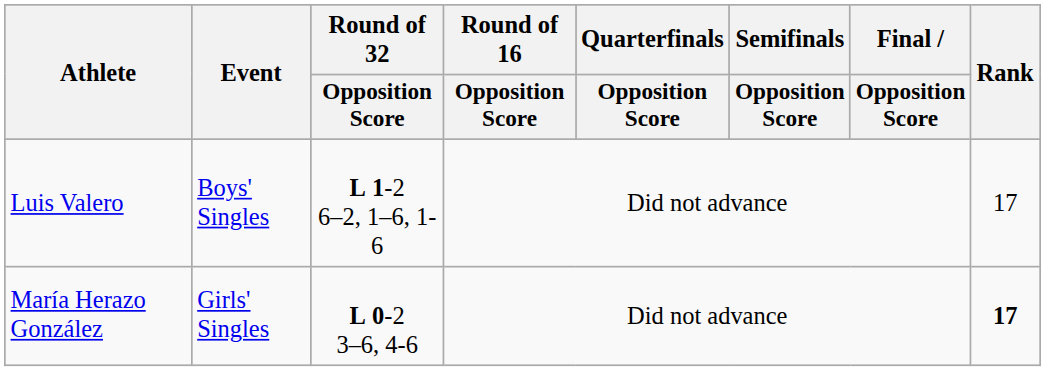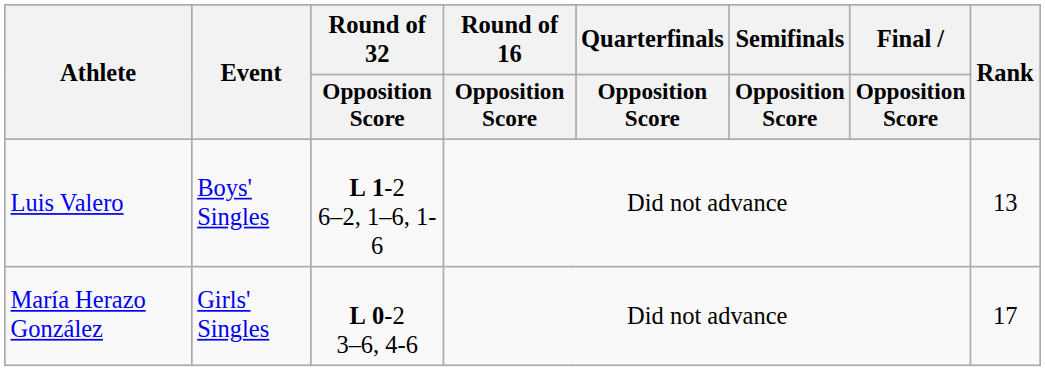(1005, 203) 17 -> (1005, 203) 13
(1005, 315) bold -> (1005, 315) normal
